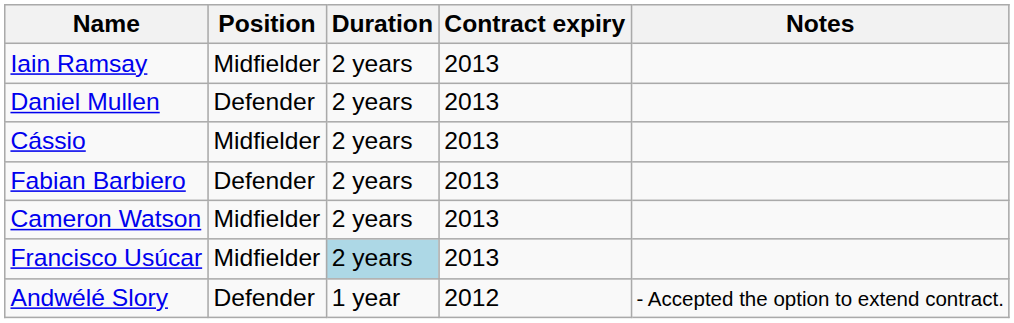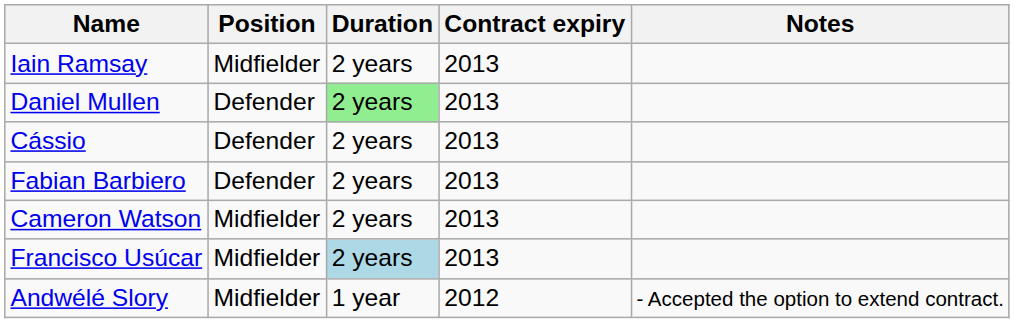(372, 102) no background -> (372, 102) lightgreen background
(267, 141) Midfielder -> (264, 141) Defender
(264, 297) Defender -> (267, 297) Midfielder
